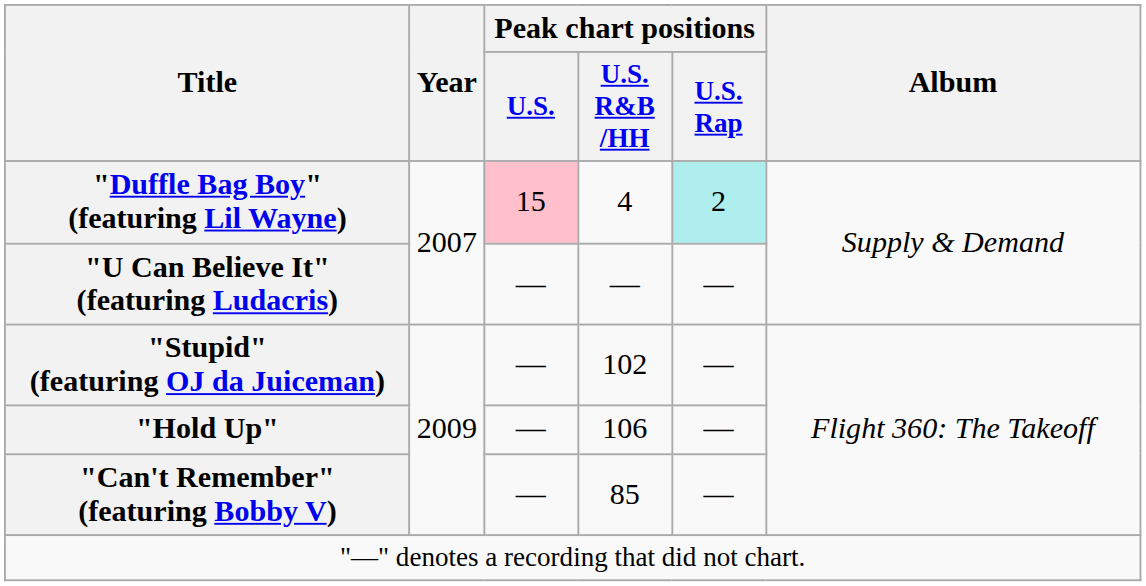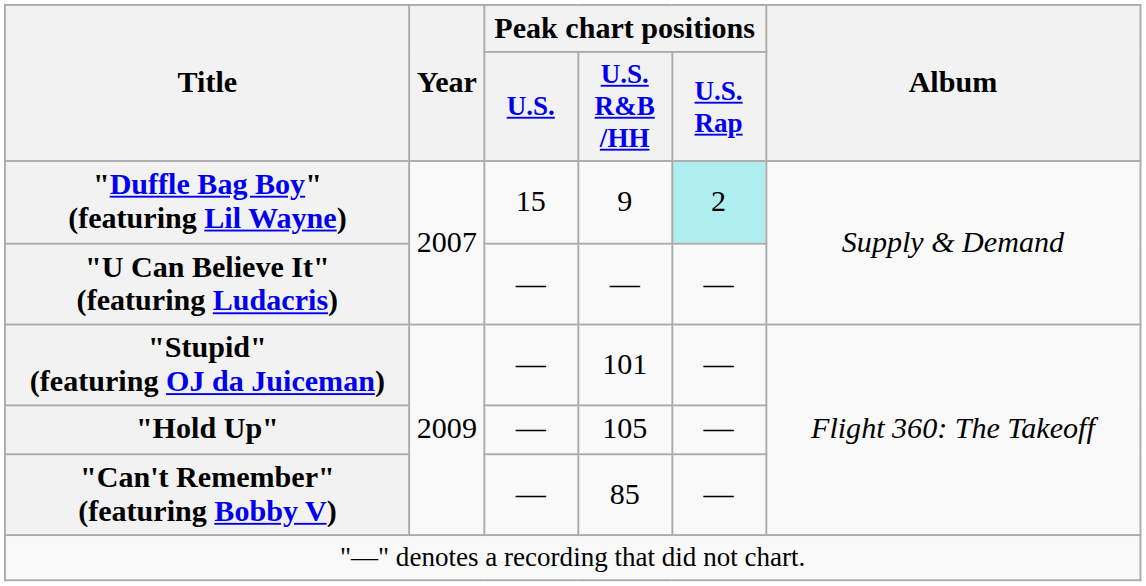(531, 201) pink background -> (531, 201) no background
(625, 201) 4 -> (625, 201) 9
(625, 364) 102 -> (625, 364) 101
(625, 429) 106 -> (625, 429) 105
